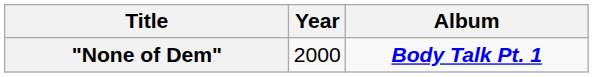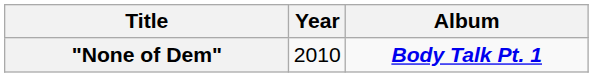(317, 54) 2000 -> (317, 54) 2010
